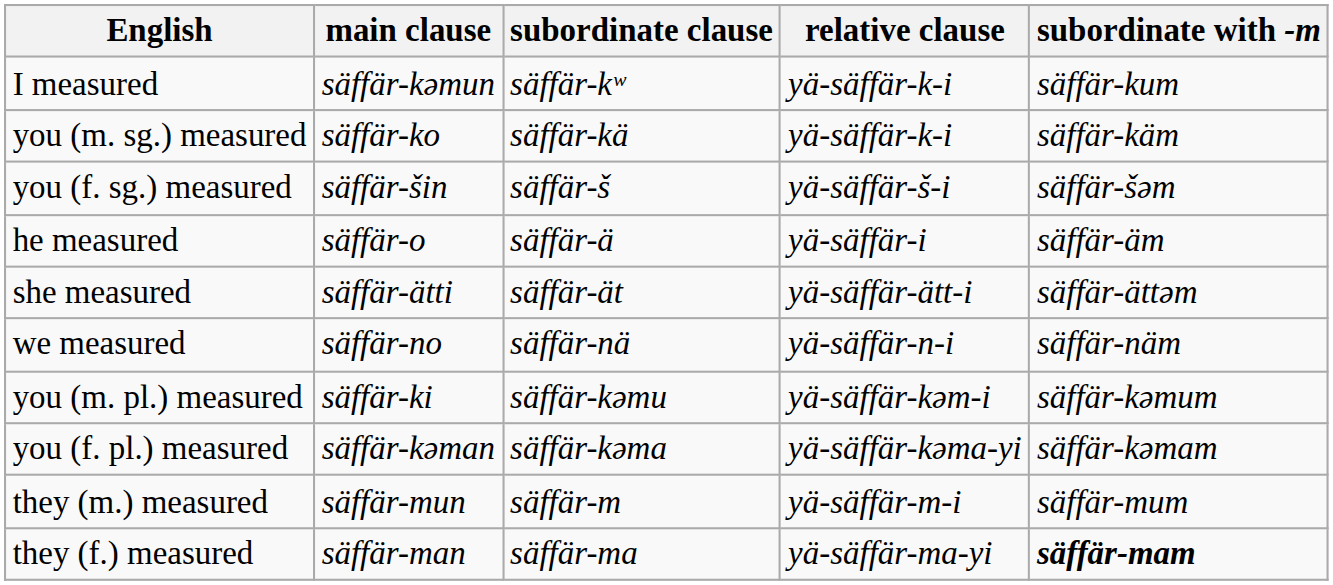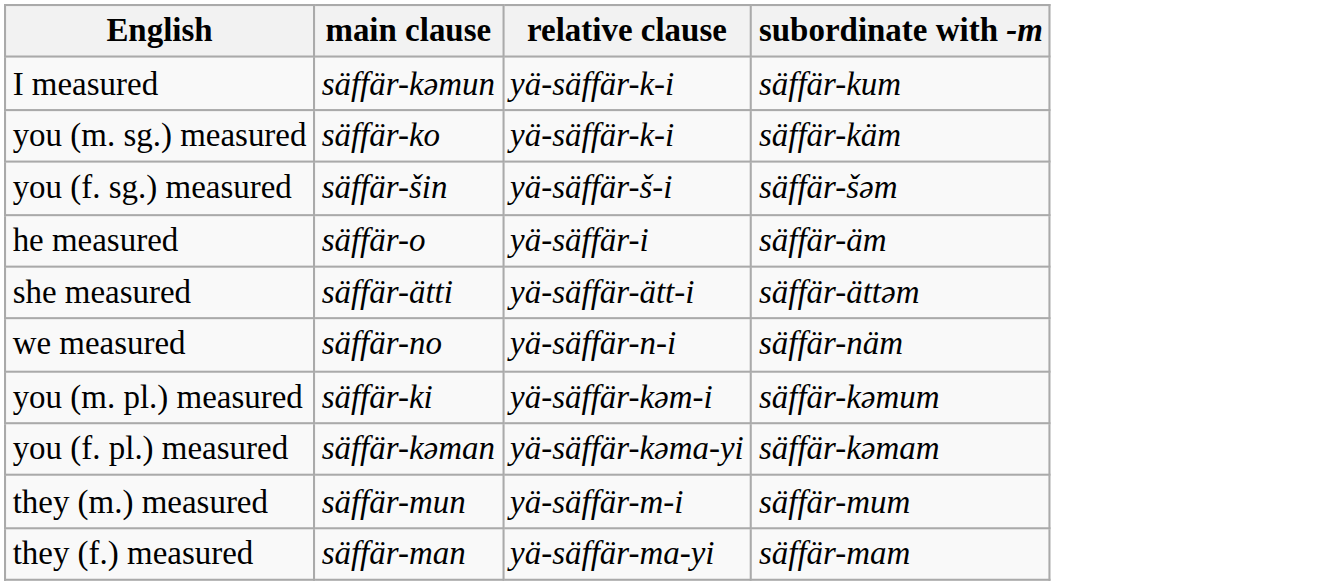- column: (642, 30)
(1116, 553) bold -> (835, 553) normal
